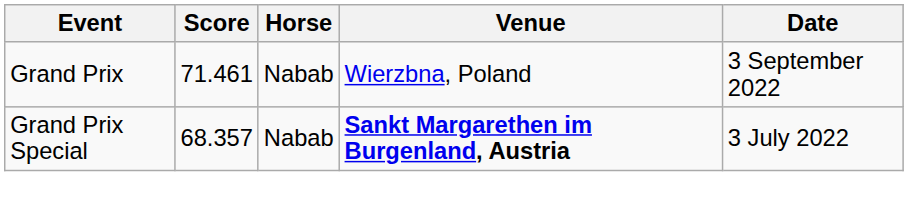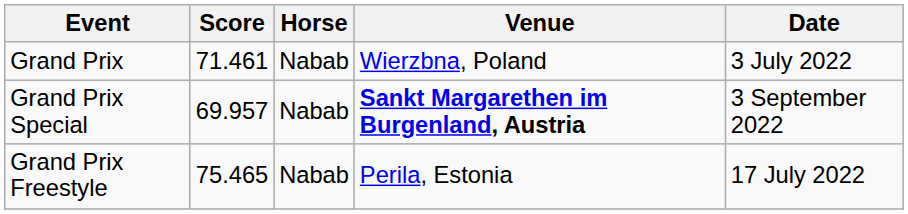(796, 74) 3 September 2022 -> (791, 60) 3 July 2022
(217, 138) 68.357 -> (232, 111) 69.957
(788, 138) 3 July 2022 -> (799, 111) 3 September 2022
+ row: (67, 175)
